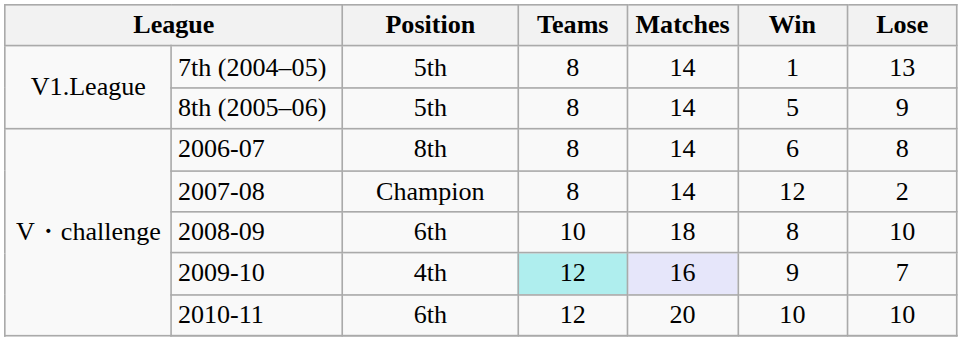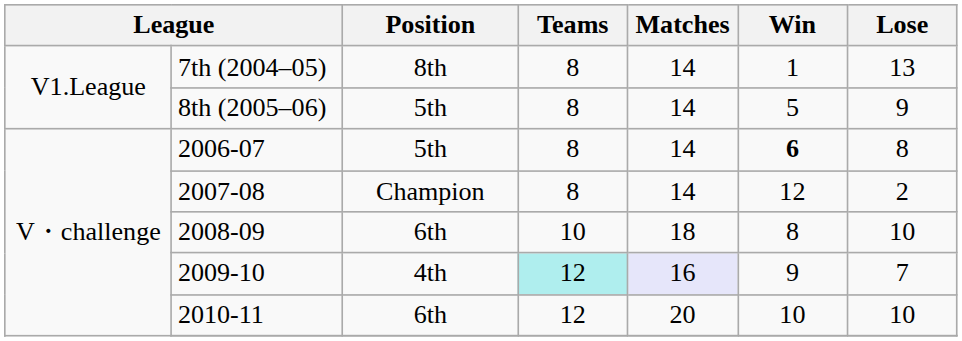(430, 66) 5th -> (430, 66) 8th
(430, 149) 8th -> (430, 149) 5th
(792, 149) normal -> (792, 149) bold
